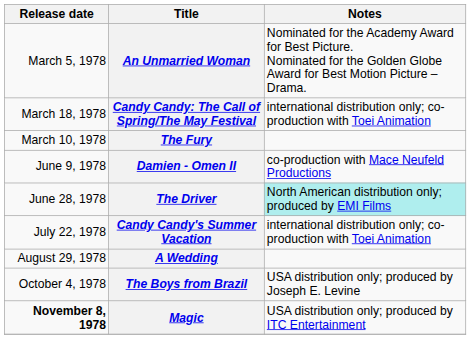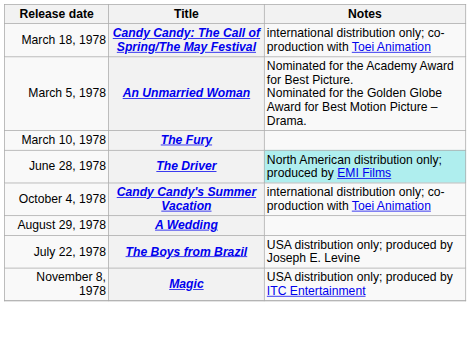rows swapped: (186, 60) <-> (186, 114)
- row: (186, 166)
(70, 232) July 22, 1978 -> (62, 199) October 4, 1978
(62, 284) October 4, 1978 -> (70, 251) July 22, 1978
(69, 317) bold -> (71, 284) normal
